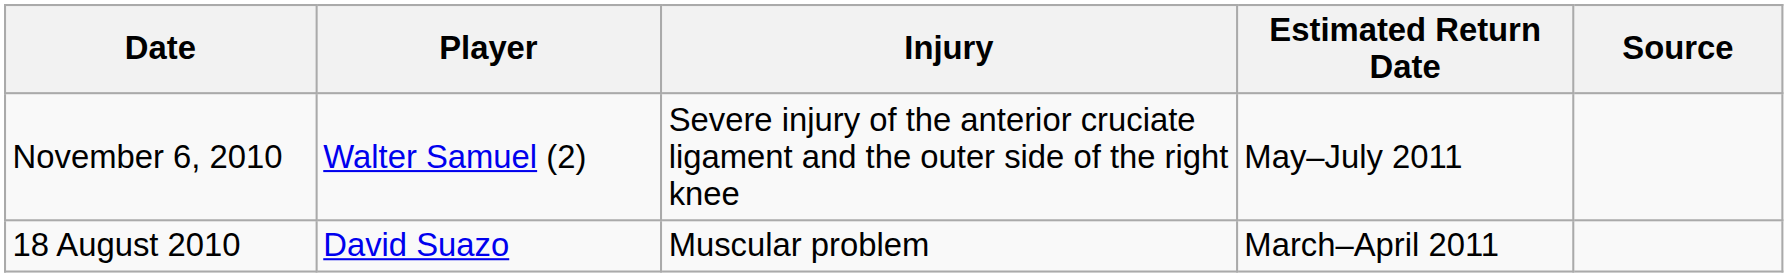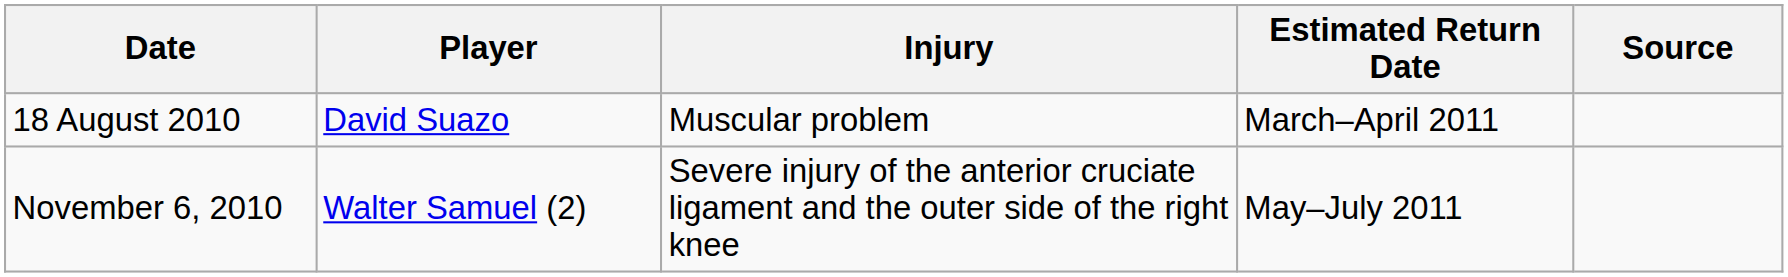rows swapped: (127, 245) <-> (148, 156)
